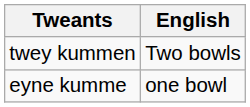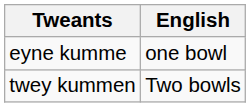rows swapped: (68, 85) <-> (73, 53)
